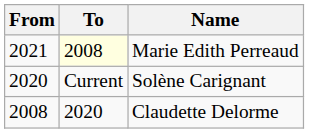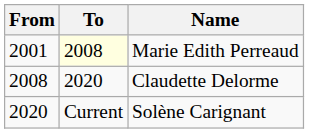(28, 50) 2021 -> (28, 50) 2001
rows swapped: (205, 111) <-> (199, 81)
